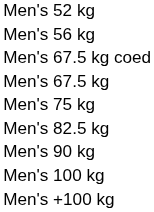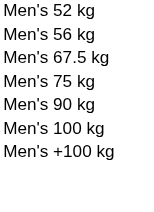- row: (77, 57)
- row: (56, 128)
